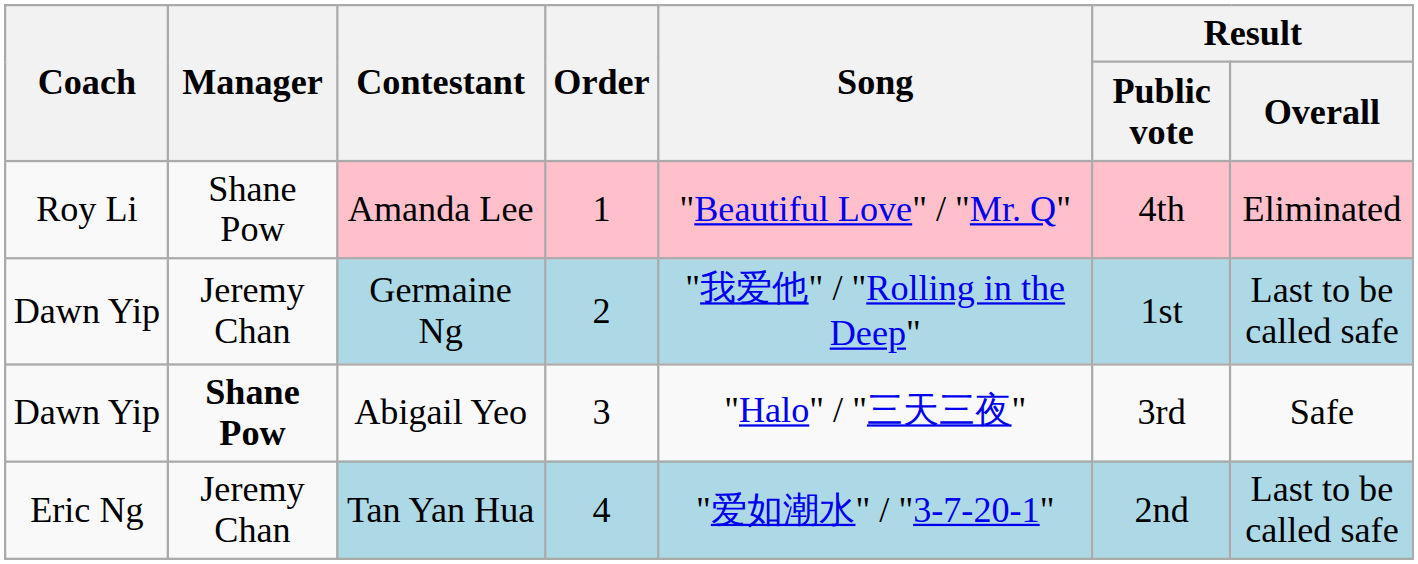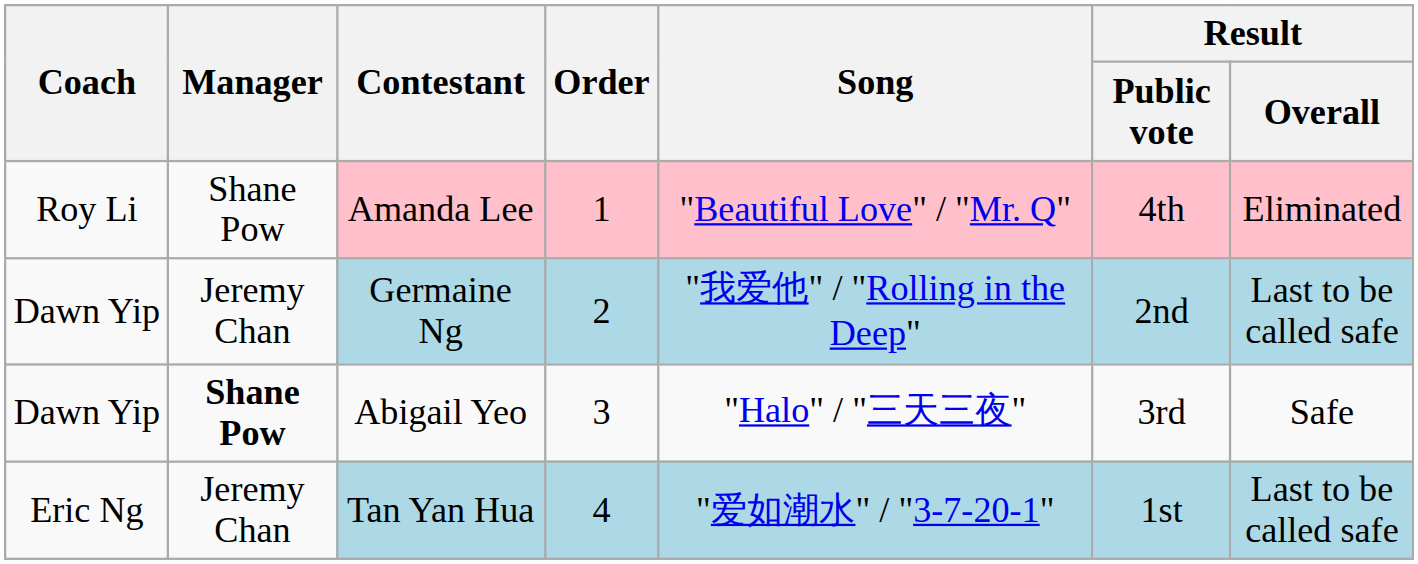(1162, 310) 1st -> (1162, 310) 2nd
(1162, 509) 2nd -> (1162, 509) 1st
